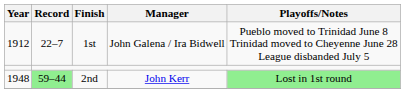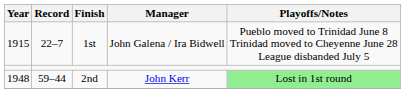(18, 43) 1912 -> (18, 43) 1915
(52, 79) lightgreen background -> (52, 79) no background
